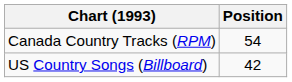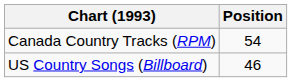(253, 64) 42 -> (253, 64) 46
